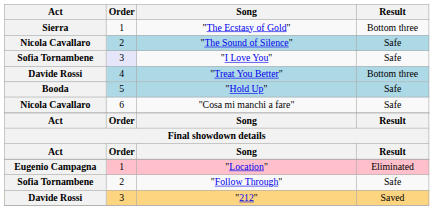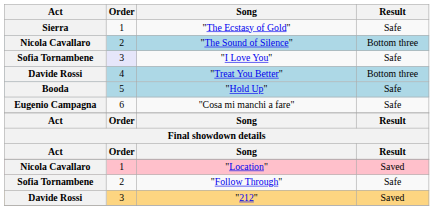(393, 27) Bottom three -> (393, 27) Safe
(393, 43) Safe -> (393, 43) Bottom three
(55, 105) Nicola Cavallaro -> (55, 105) Eugenio Campagna
(55, 167) Eugenio Campagna -> (55, 167) Nicola Cavallaro
(393, 167) Eliminated -> (393, 167) Saved
